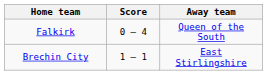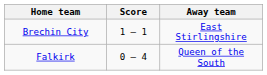rows swapped: (56, 32) <-> (56, 57)
